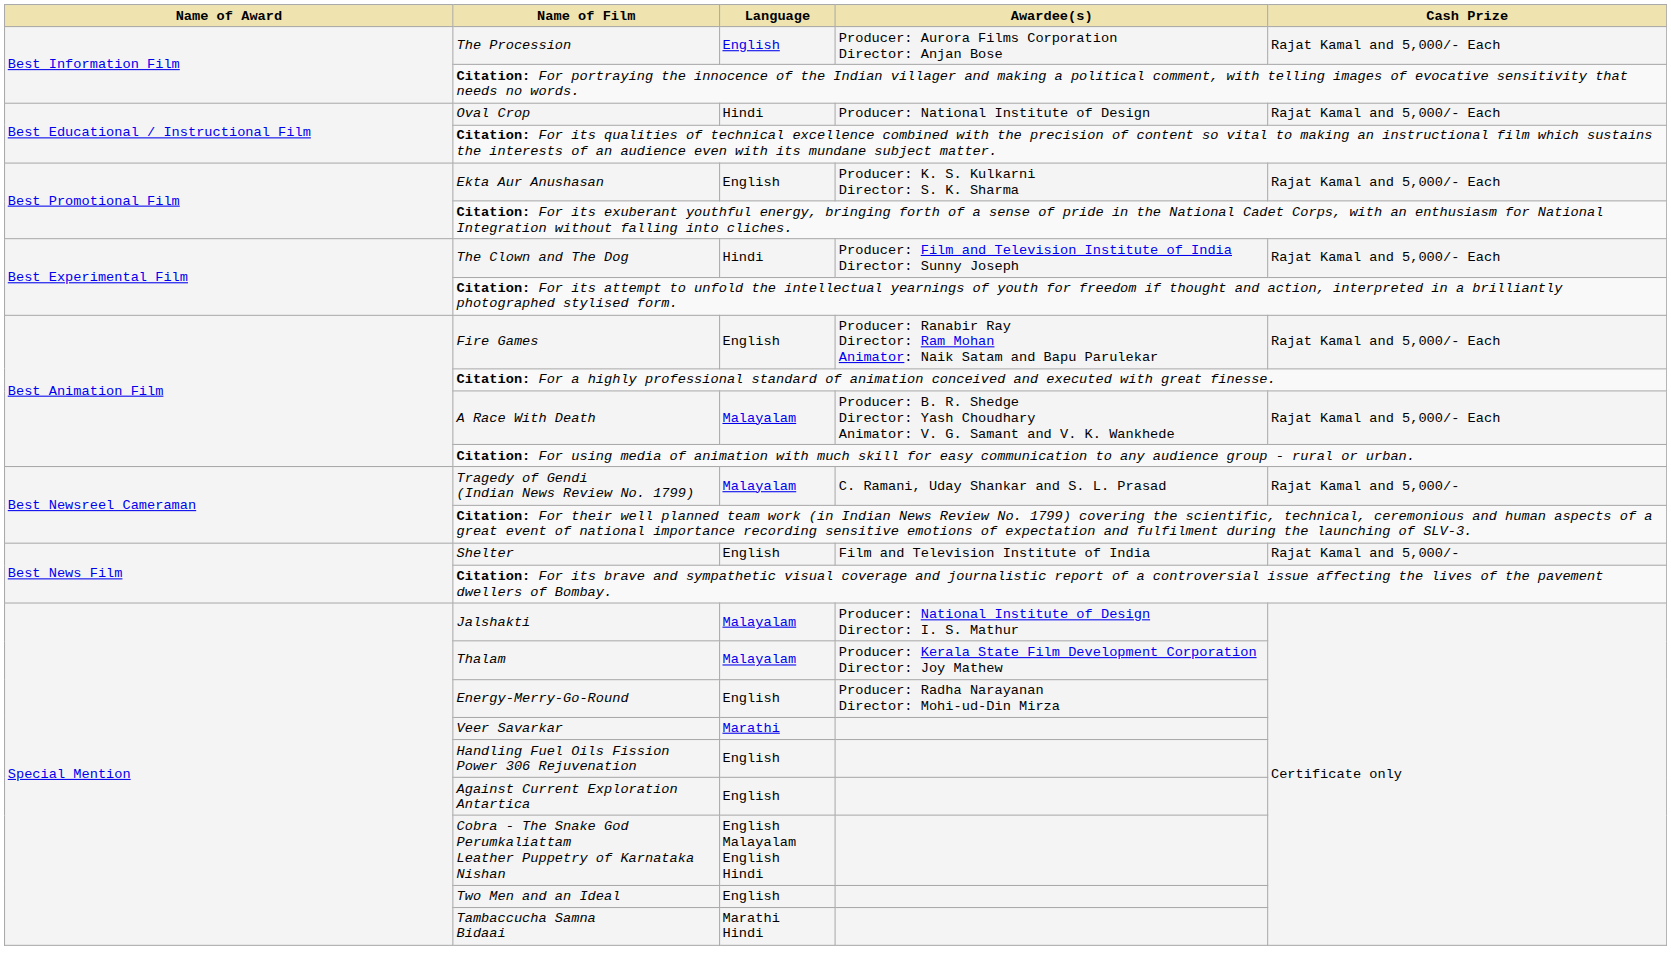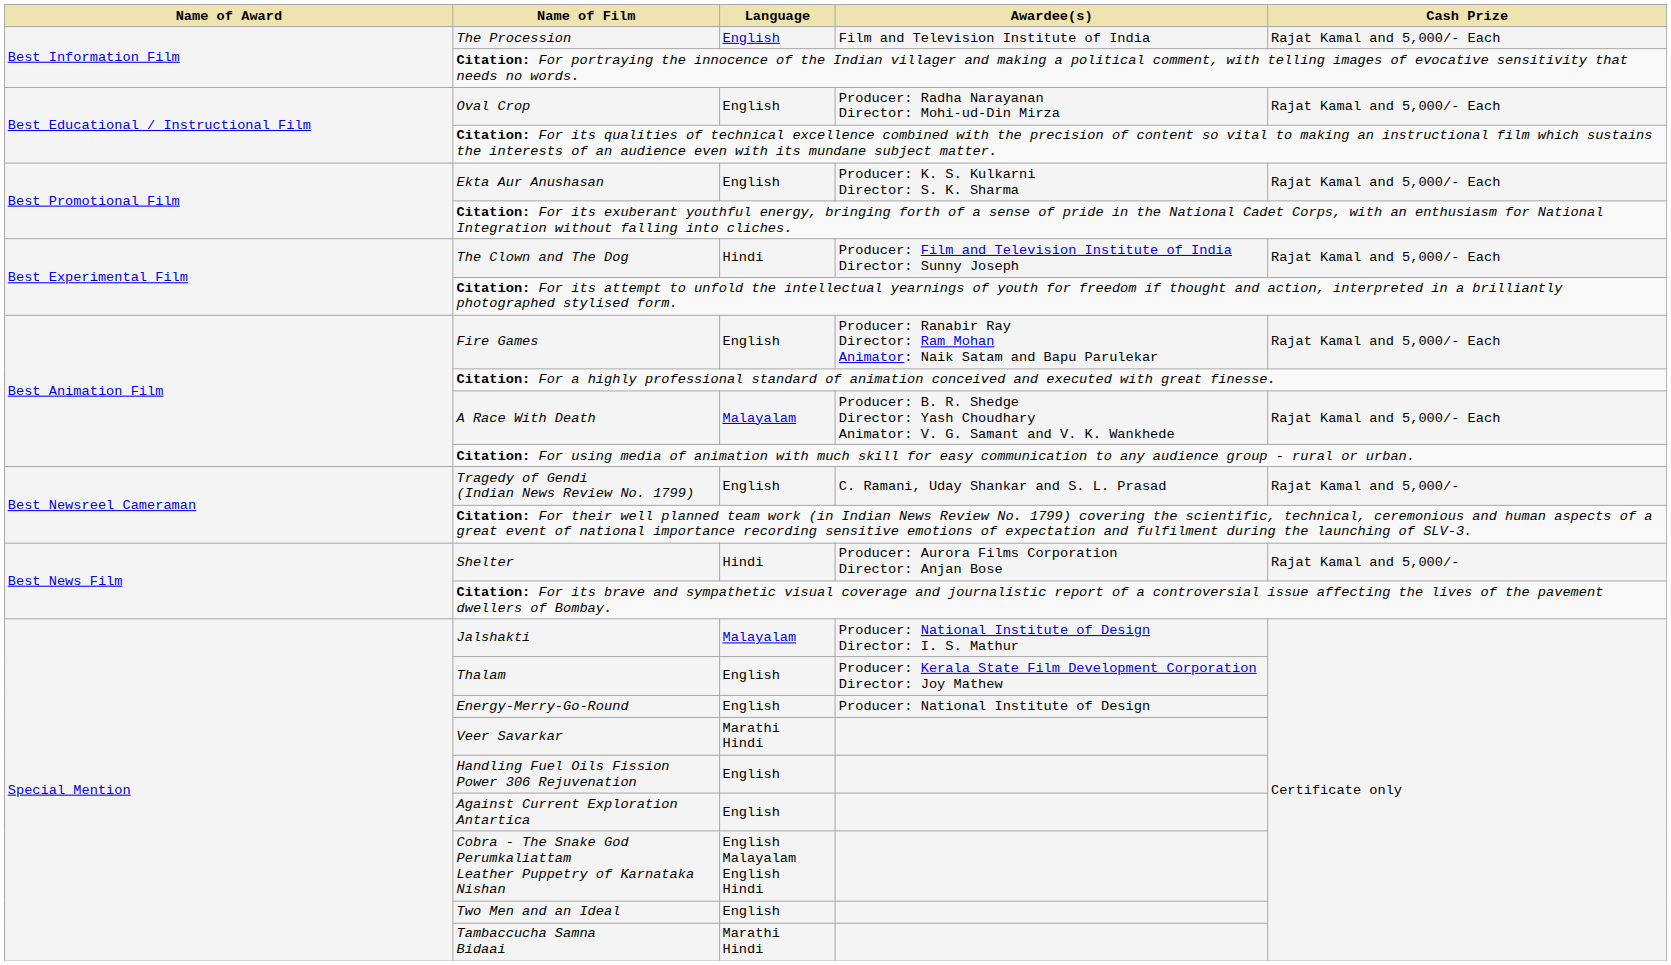(978, 46) Producer: Aurora Films Corporation Director: Anjan Bose -> (994, 38) Film and Television Institute of India
(743, 114) Hindi -> (751, 106) English
(994, 114) Producer: National Institute of Design -> (949, 106) Producer: Radha Narayanan Director: Mohi-ud-Din Mirza
(759, 486) Malayalam -> (751, 486) English
(751, 554) English -> (743, 562) Hindi
(994, 554) Film and Television Institute of India -> (978, 562) Producer: Aurora Films Corporation Director: Anjan Bose
(759, 660) Malayalam -> (751, 676) English
(949, 698) Producer: Radha Narayanan Director: Mohi-ud-Din Mirza -> (994, 706) Producer: National Institute of Design
(751, 728) Marathi -> (751, 736) Marathi Hindi
